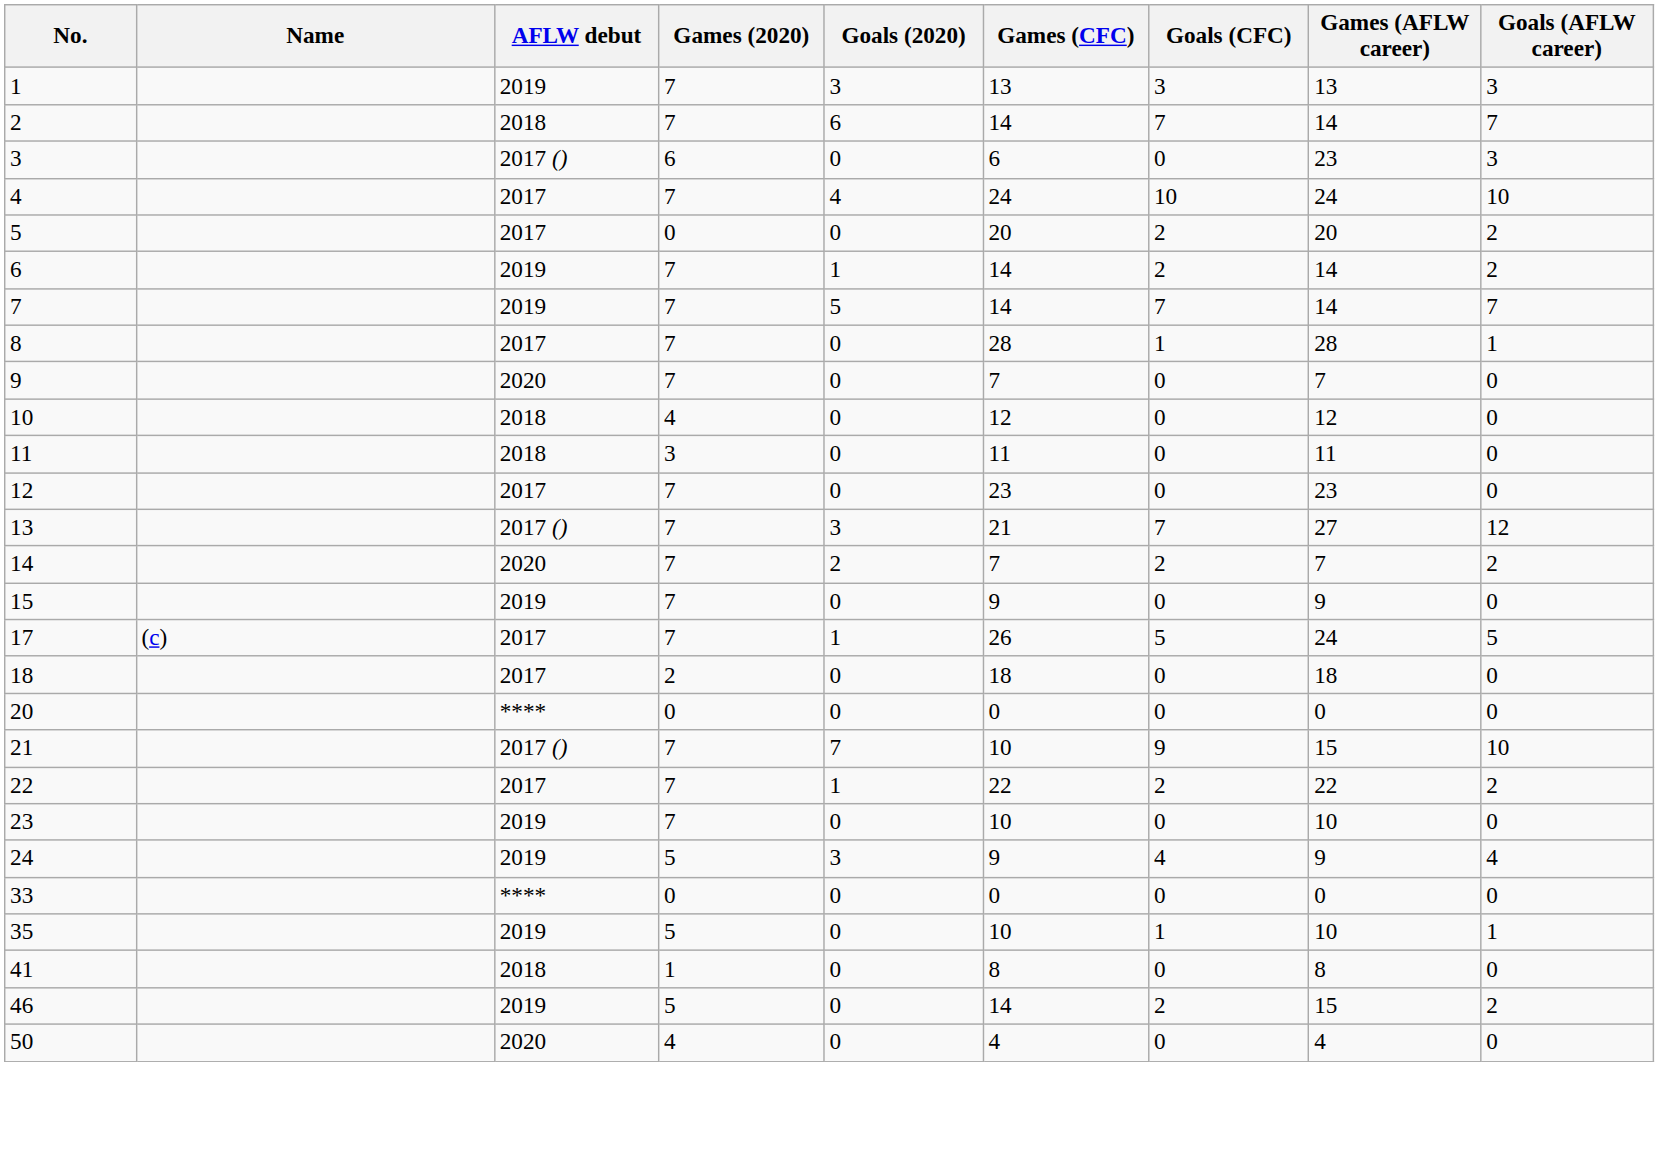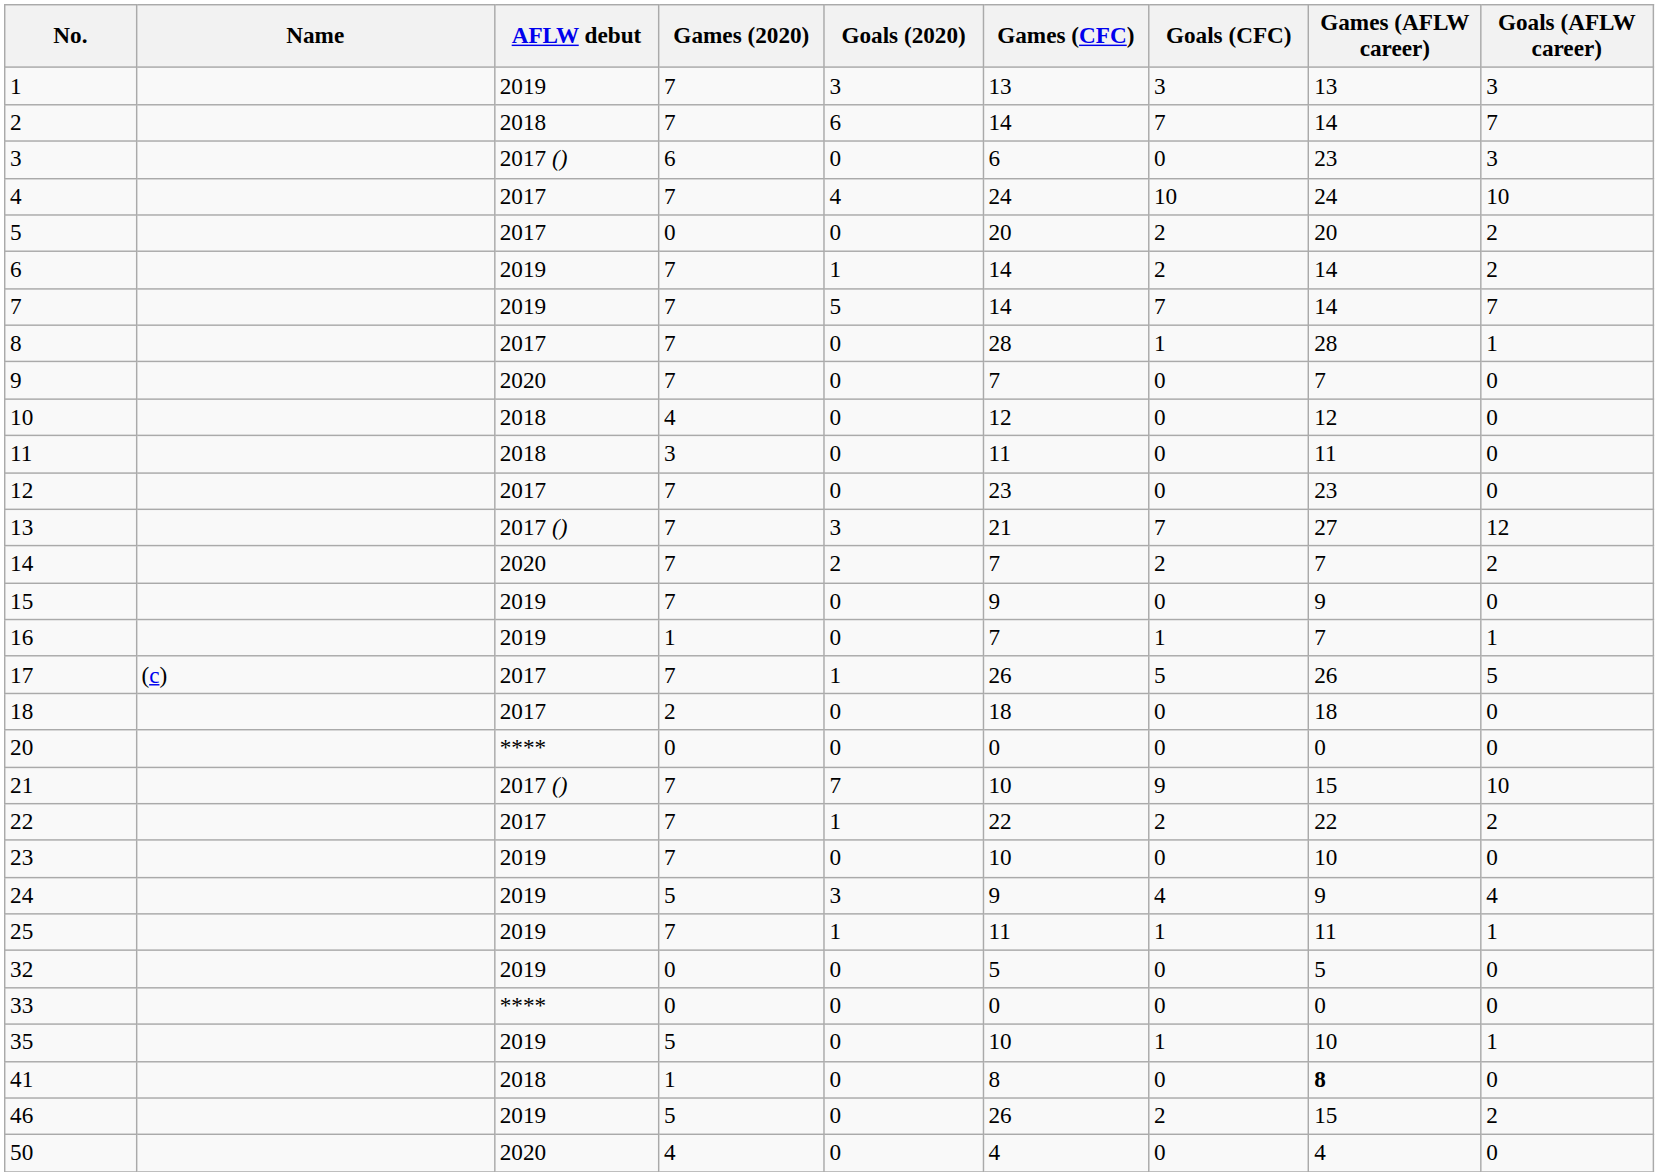+ row: (22, 637)
(1326, 637) 24 -> (1326, 674) 26
+ row: (22, 932)
+ row: (22, 968)
(1320, 968) normal -> (1320, 1079) bold
(1000, 1005) 14 -> (1000, 1116) 26
